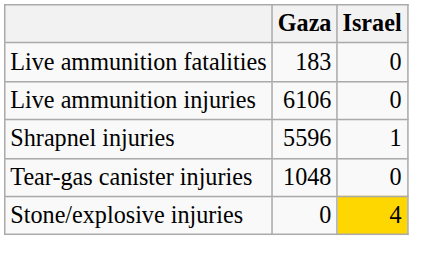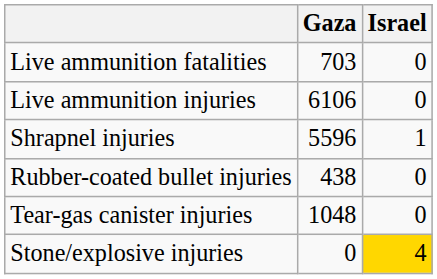(313, 61) 183 -> (338, 61) 703
+ row: (151, 176)
